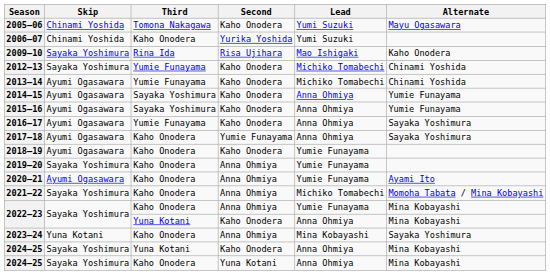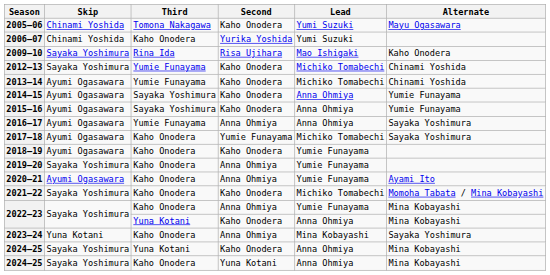(251, 123) Kaho Onodera -> (249, 123) Anna Ohmiya
(325, 137) Anna Ohmiya -> (340, 137) Michiko Tomabechi
(249, 193) Anna Ohmiya -> (251, 193) Kaho Onodera
